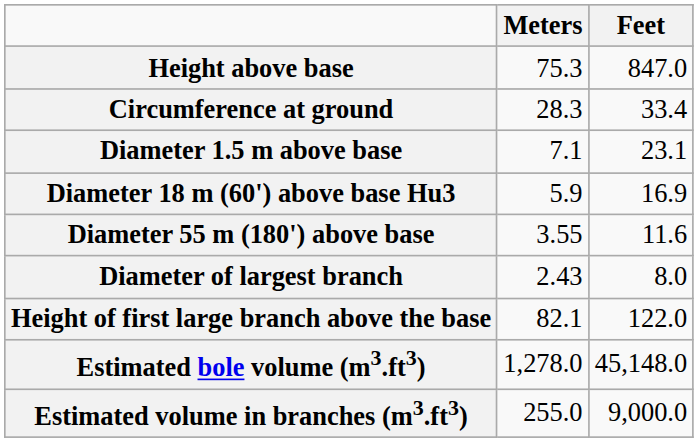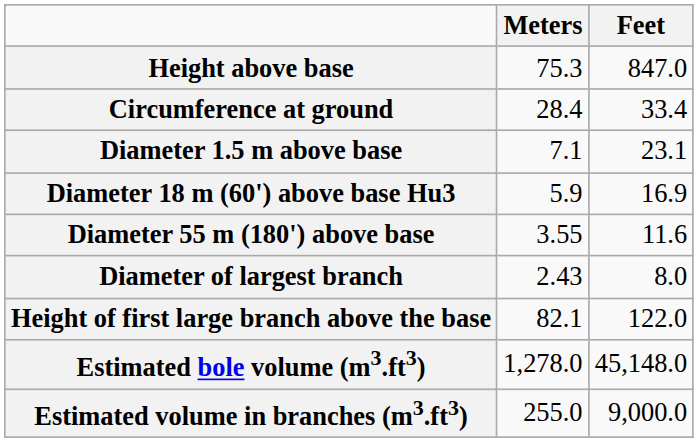(559, 109) 28.3 -> (559, 109) 28.4
